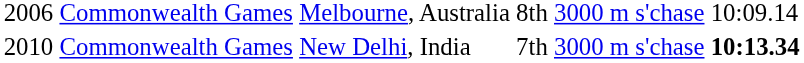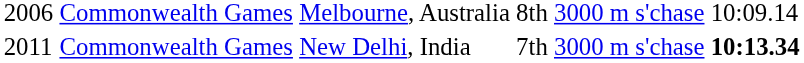(28, 47) 2010 -> (28, 47) 2011
